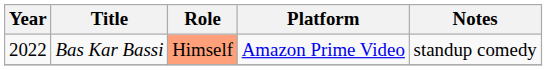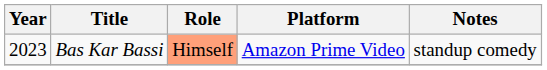(28, 49) 2022 -> (28, 49) 2023
